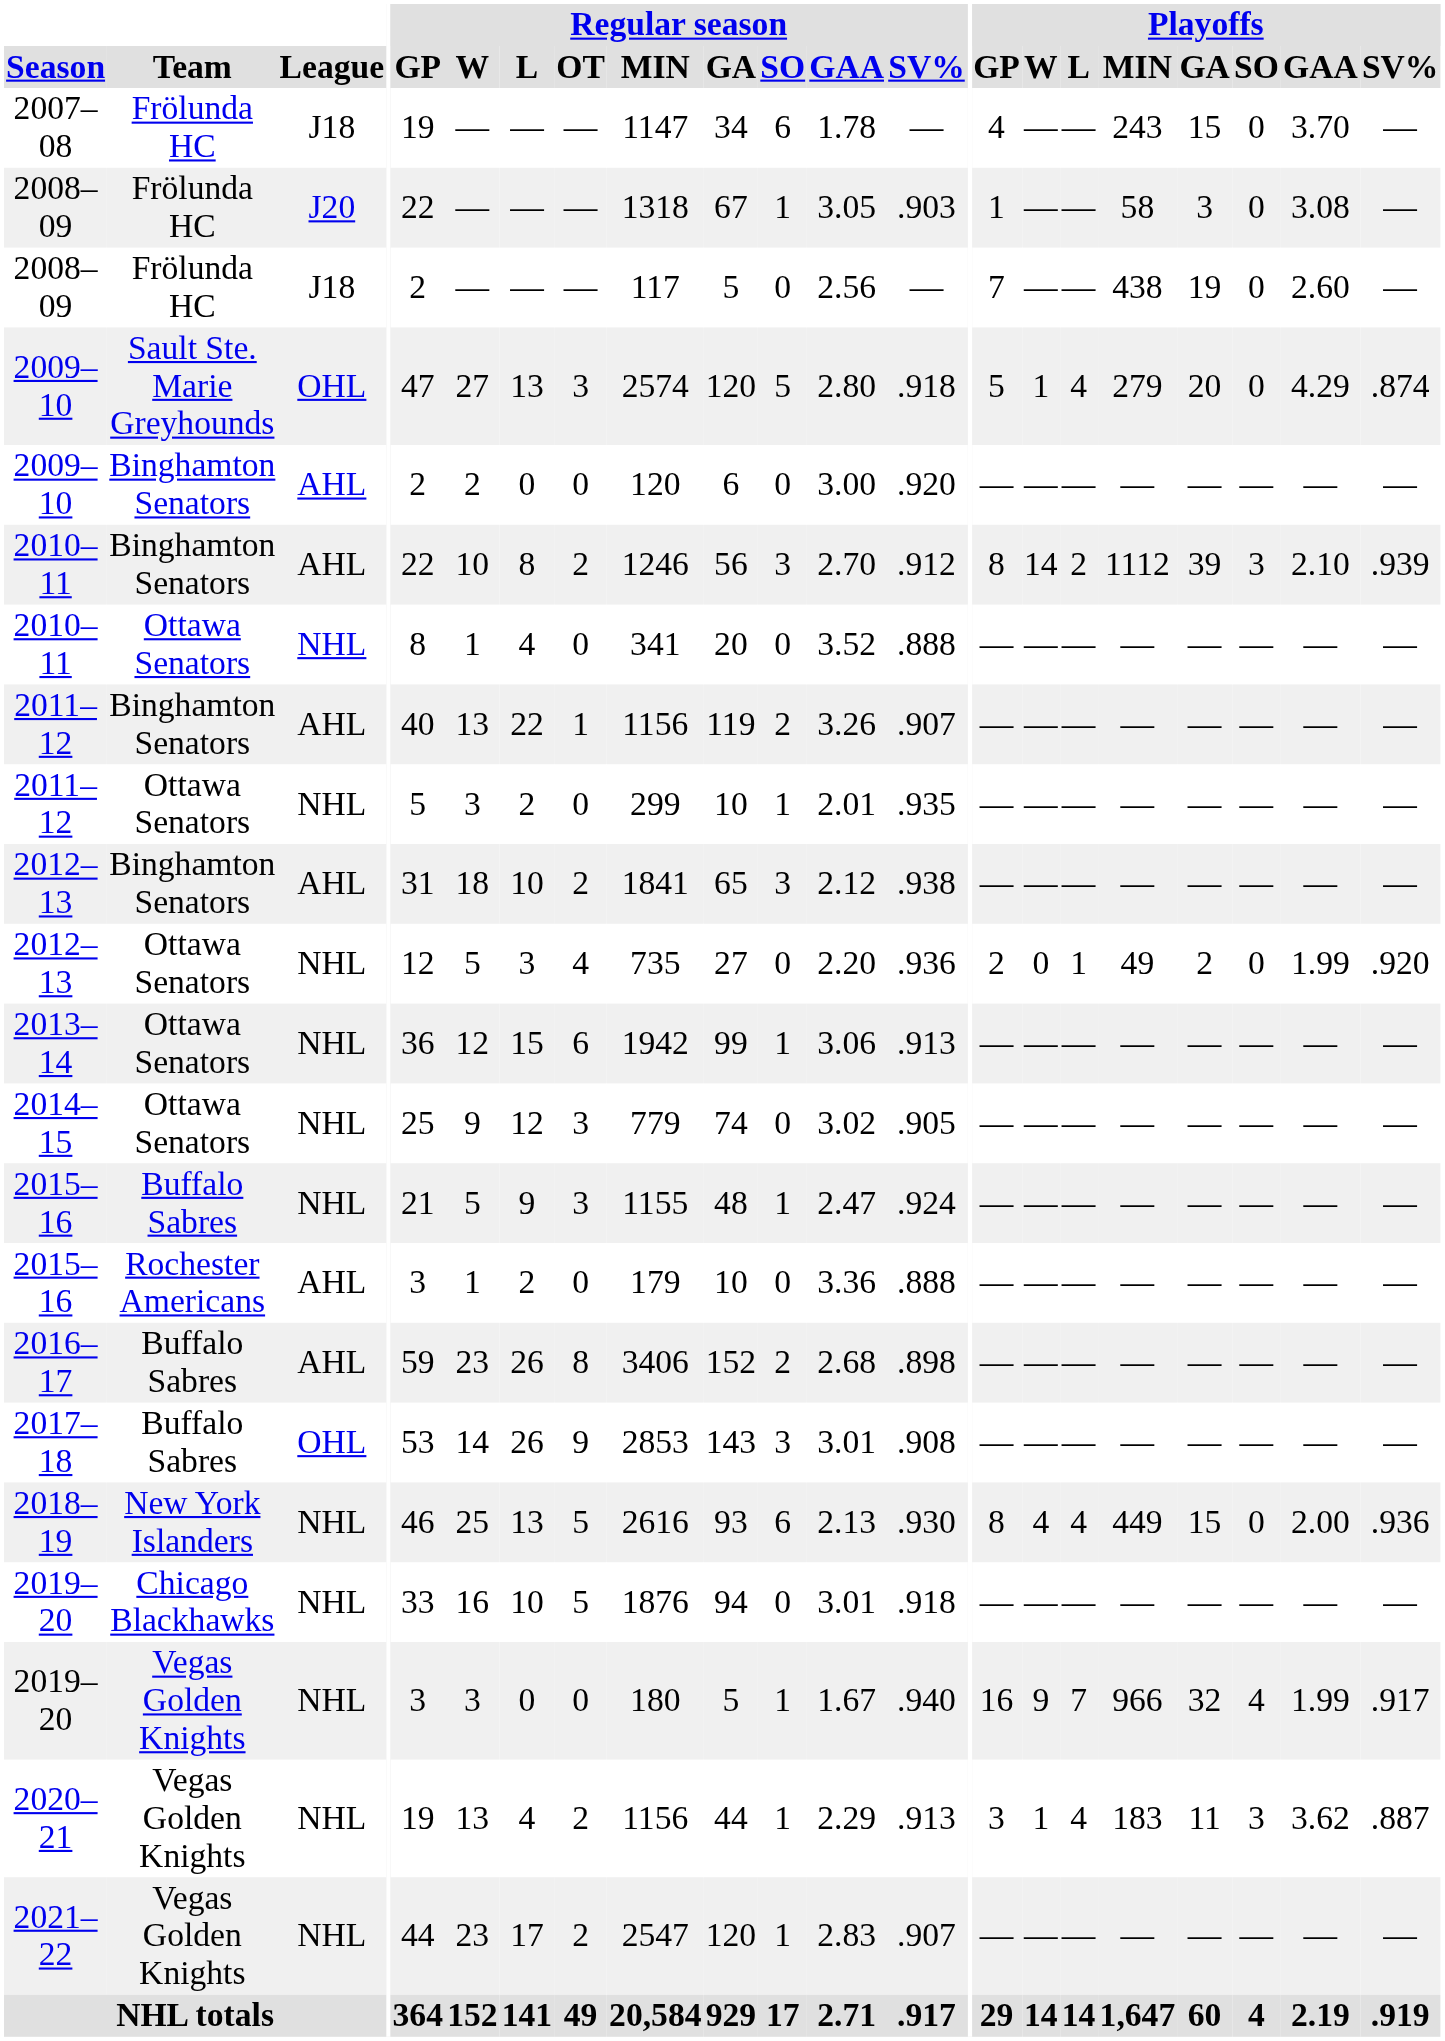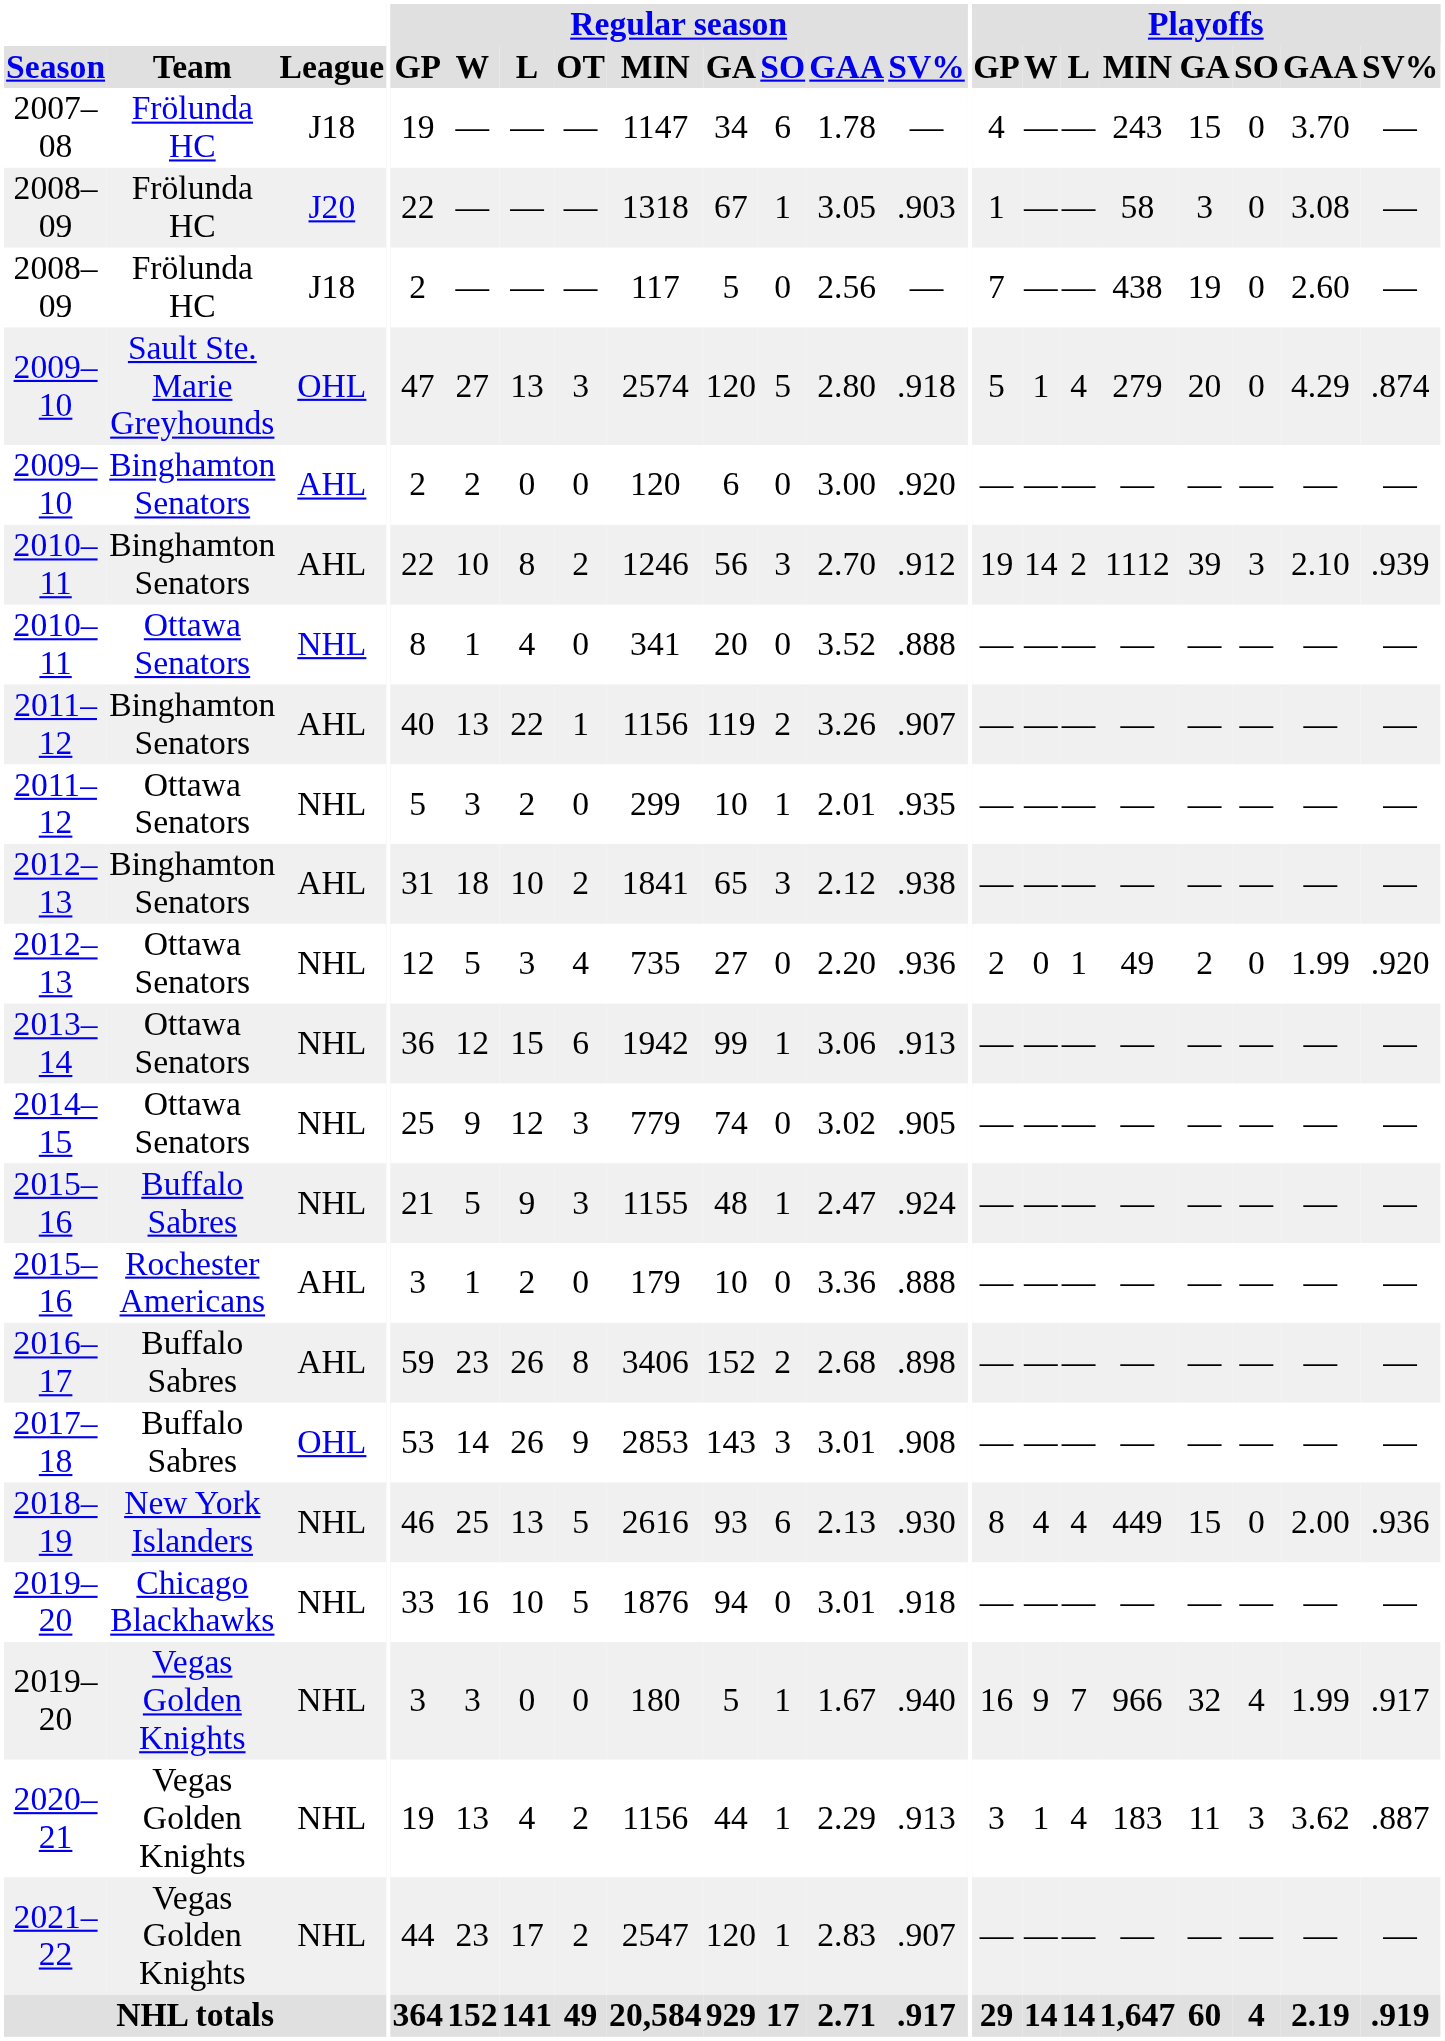(996, 564) 8 -> (996, 564) 19
